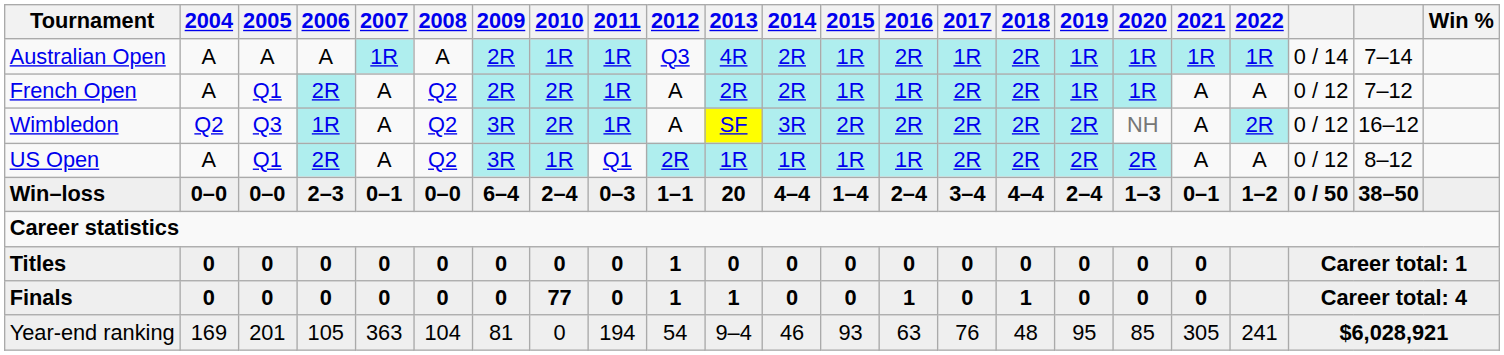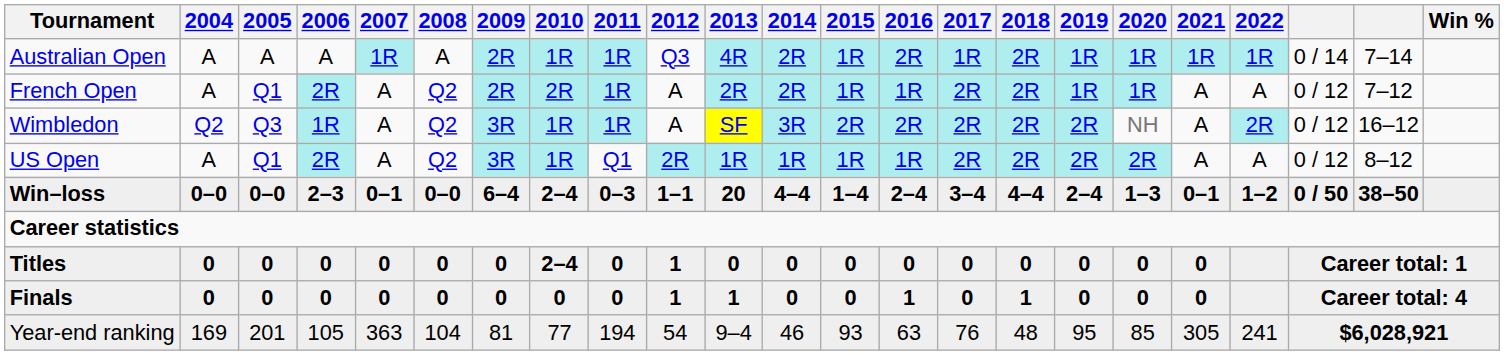(559, 125) 2R -> (559, 125) 1R
(559, 263) 0 -> (559, 263) 2–4
(559, 297) 77 -> (559, 297) 0
(559, 332) 0 -> (559, 332) 77
